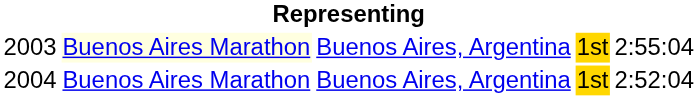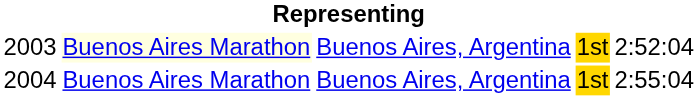(654, 47) 2:55:04 -> (654, 47) 2:52:04
(654, 80) 2:52:04 -> (654, 80) 2:55:04
